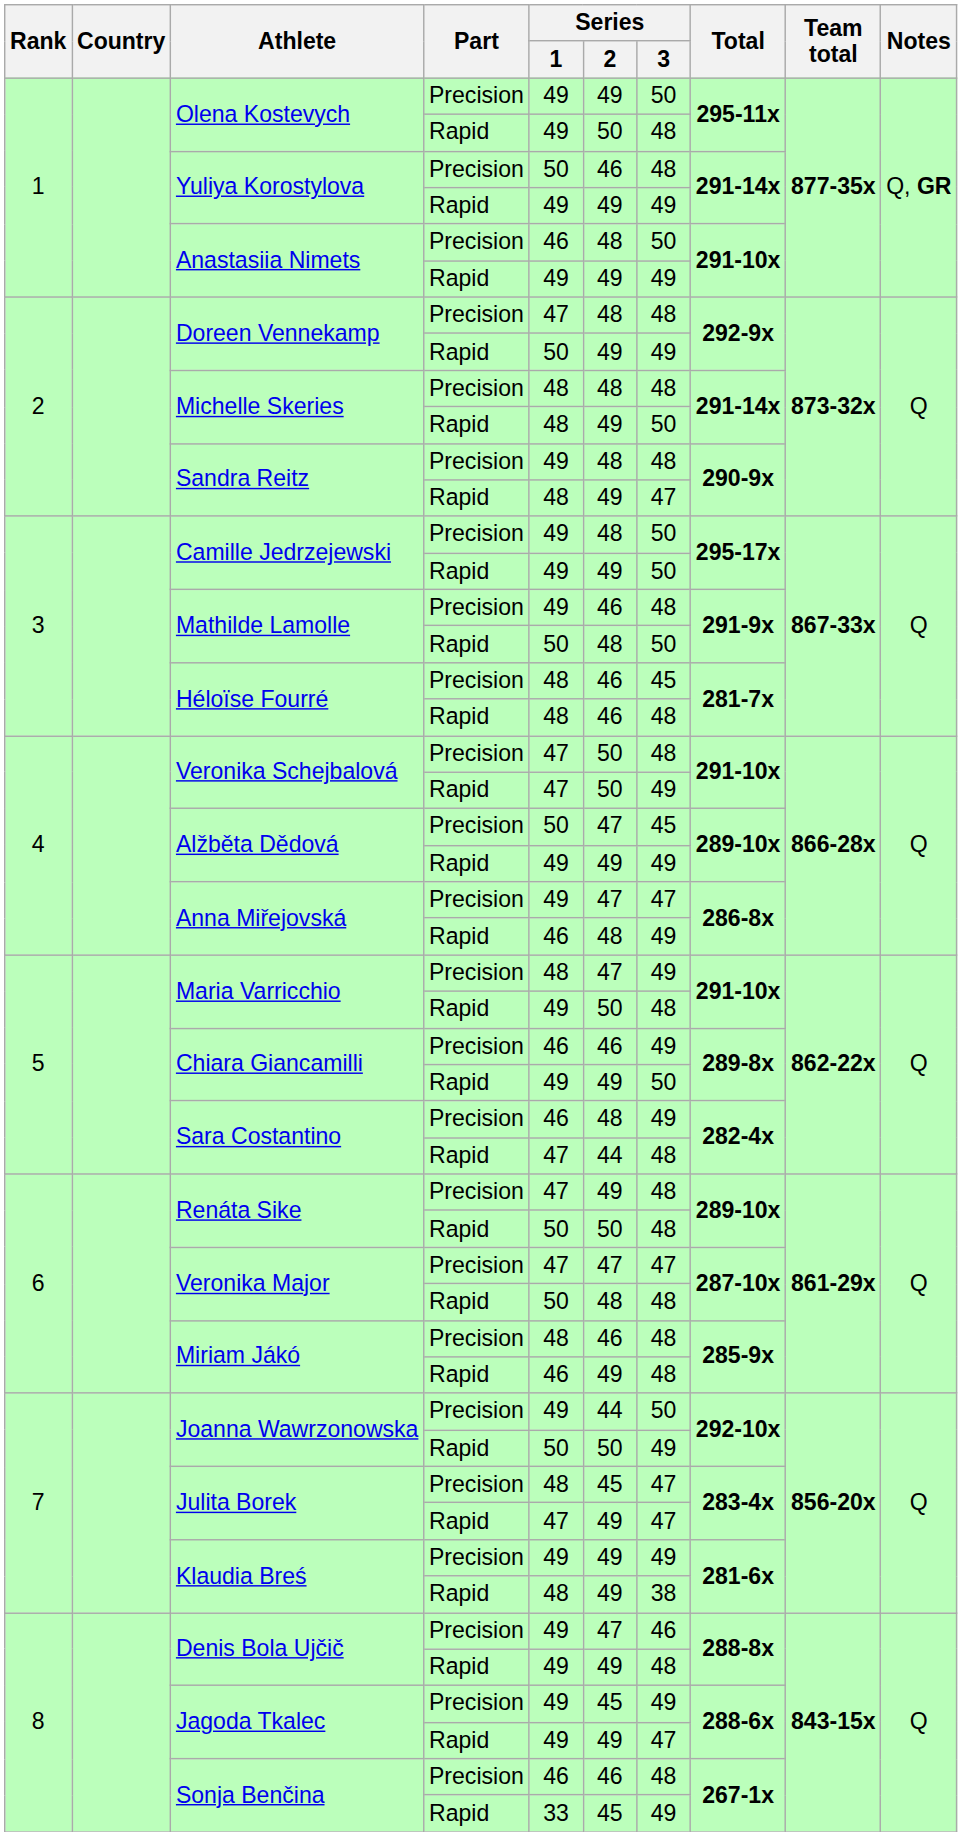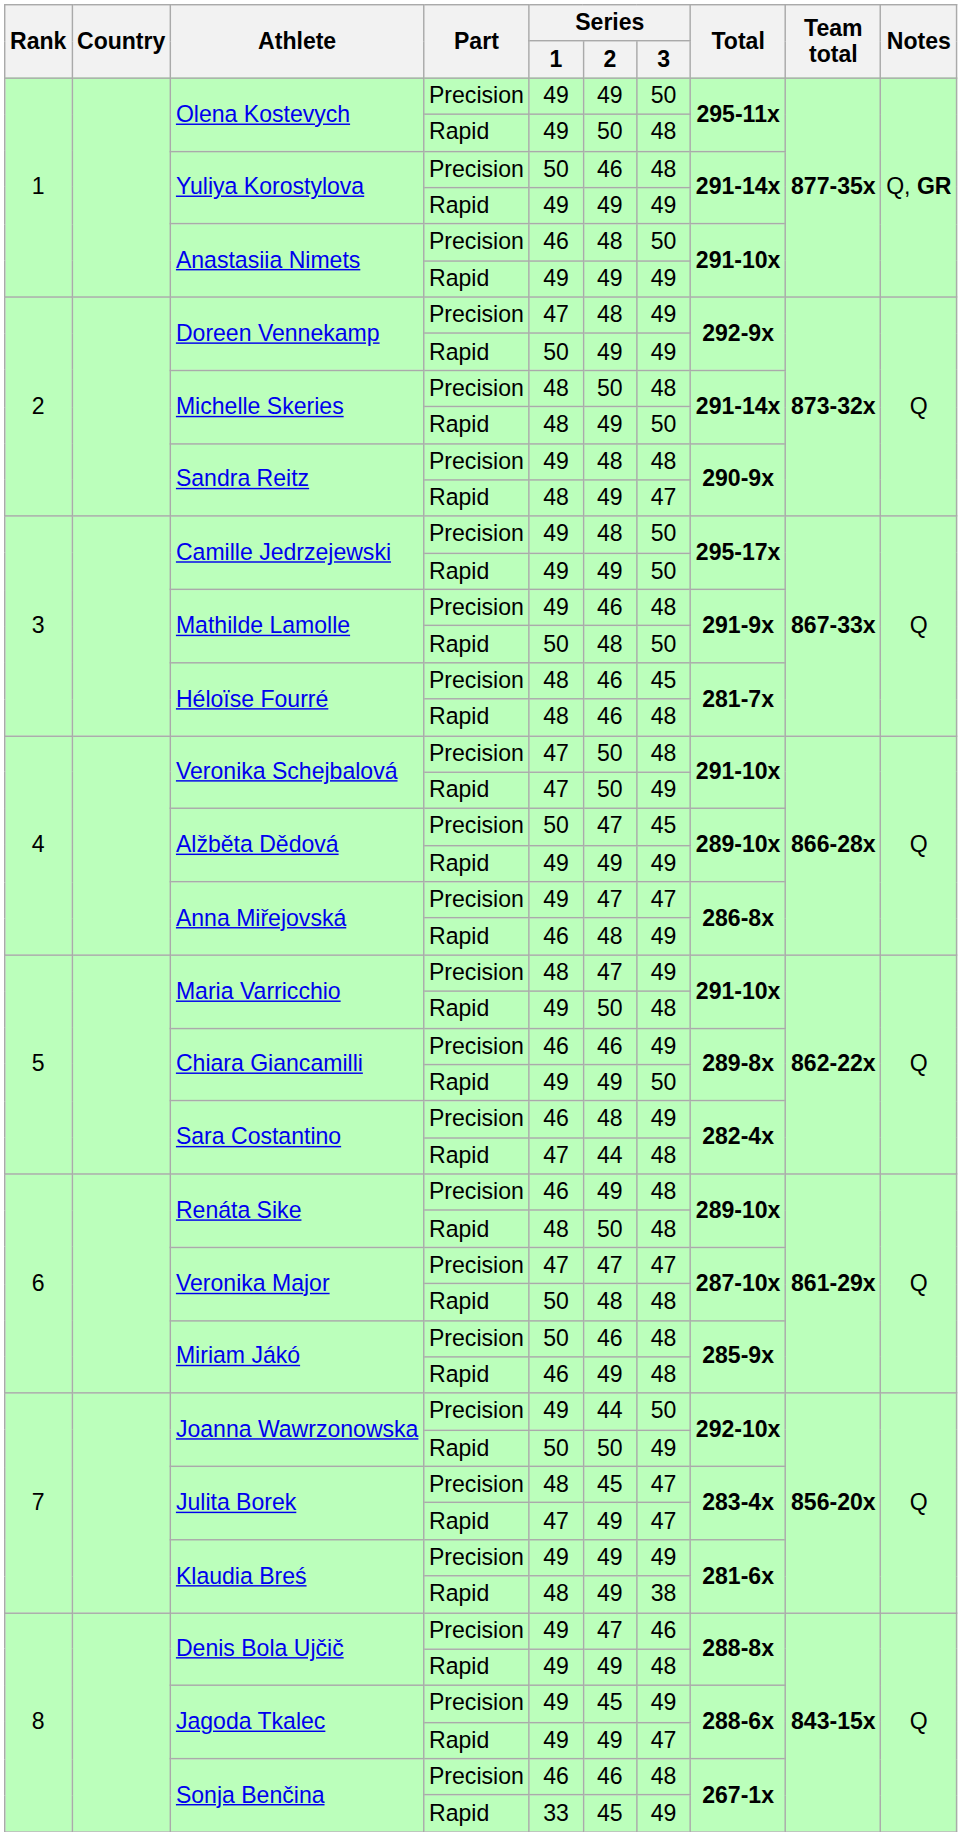(664, 315) 48 -> (664, 315) 49
(610, 388) 48 -> (610, 388) 50
(556, 1192) 47 -> (556, 1192) 46
(556, 1228) 50 -> (556, 1228) 48
(556, 1338) 48 -> (556, 1338) 50
